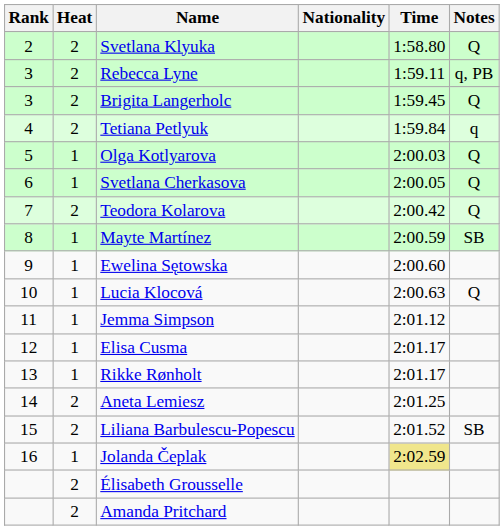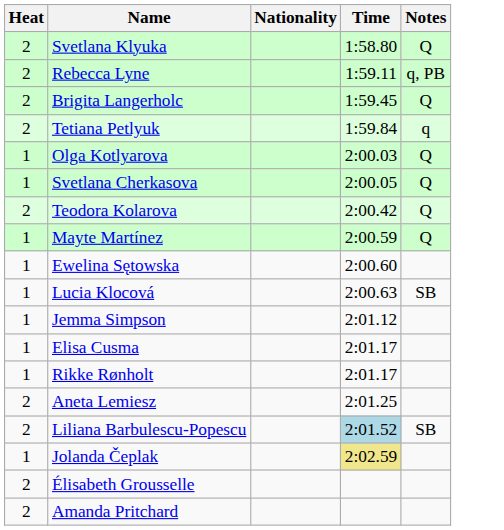- column: (29, 18)
(474, 237) SB -> (426, 237) Q
(474, 292) Q -> (426, 292) SB
(419, 429) no background -> (371, 429) lightblue background
